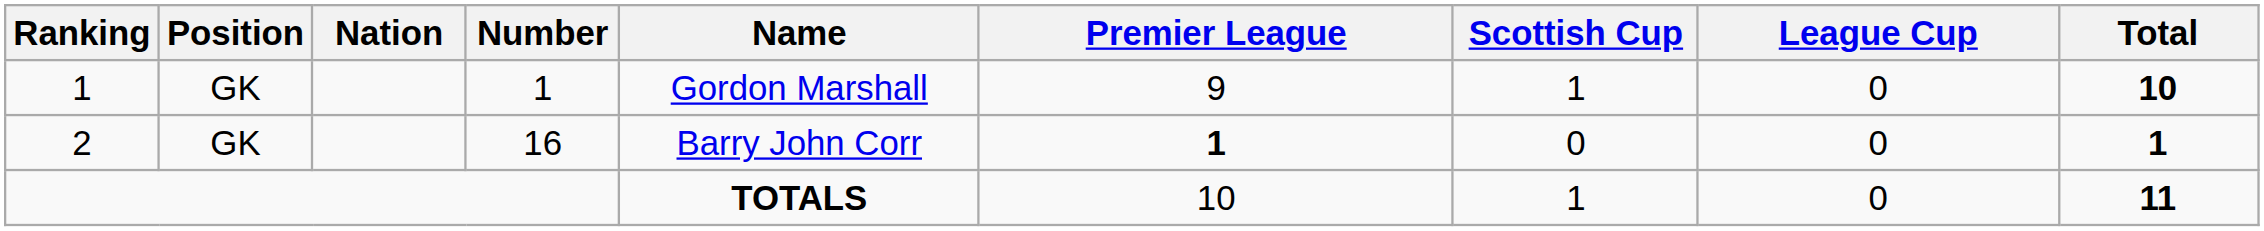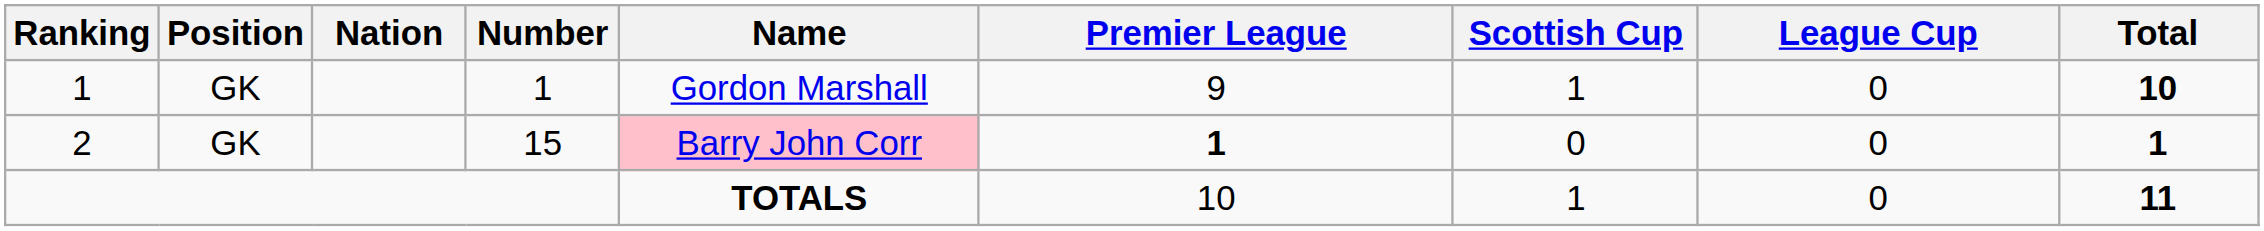(543, 143) 16 -> (543, 143) 15
(799, 143) no background -> (799, 143) pink background
